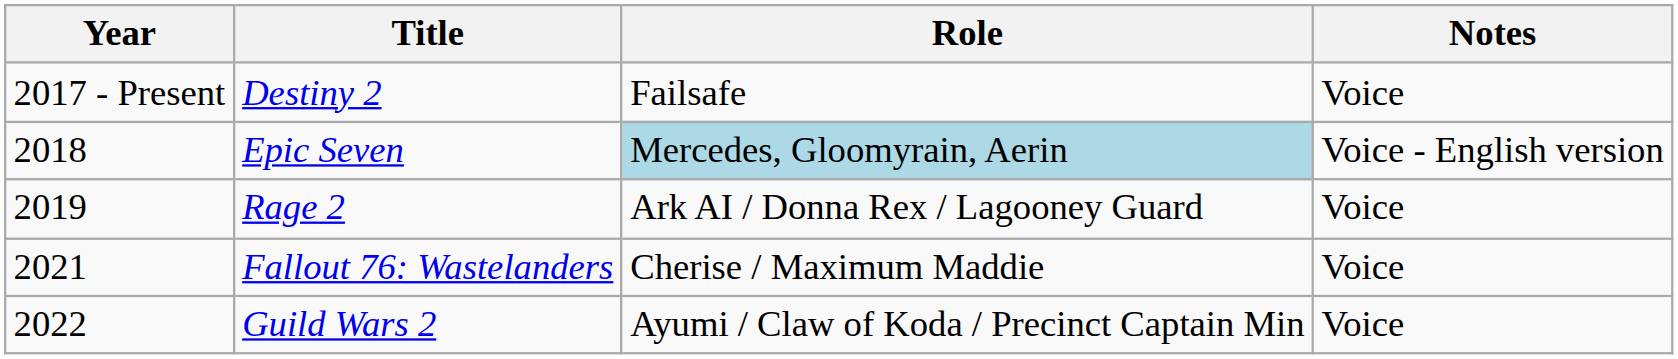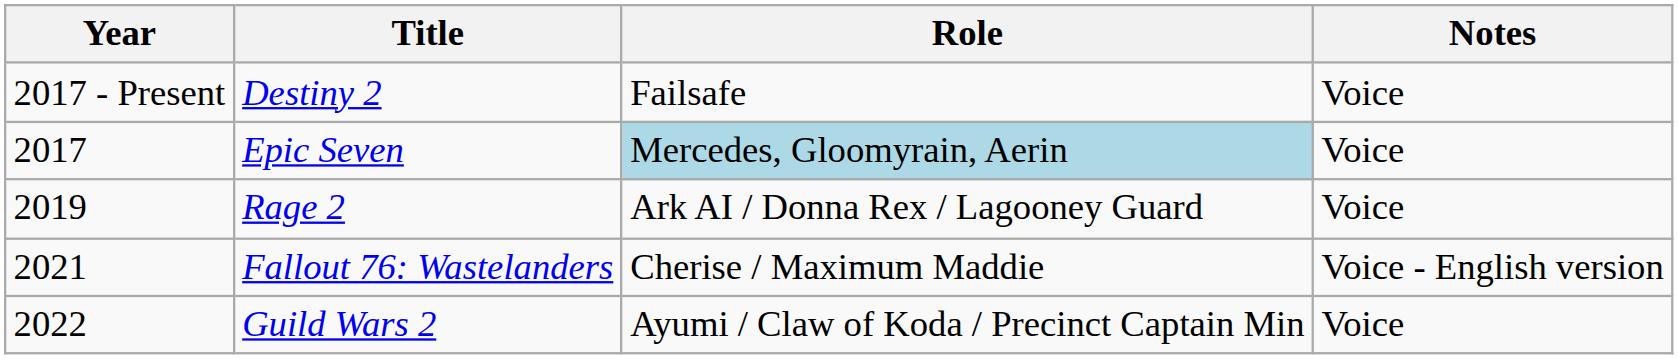(50, 149) 2018 -> (50, 149) 2017
(1493, 149) Voice - English version -> (1363, 149) Voice
(1363, 265) Voice -> (1493, 265) Voice - English version
